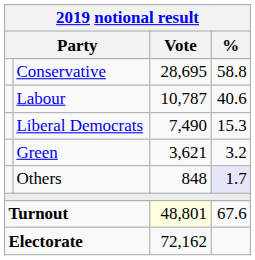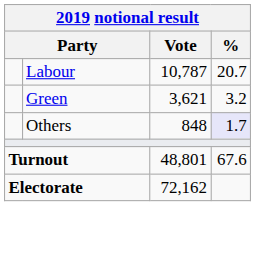- row: (61, 71)
(232, 98) 40.6 -> (232, 71) 20.7
- row: (80, 125)
(184, 214) lightyellow background -> (184, 160) no background
